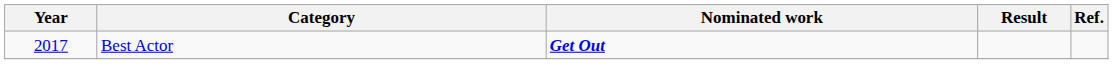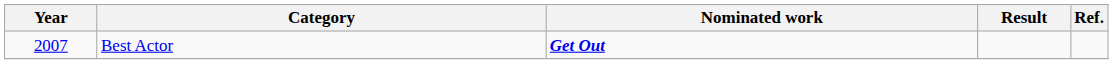(51, 44) 2017 -> (51, 44) 2007
